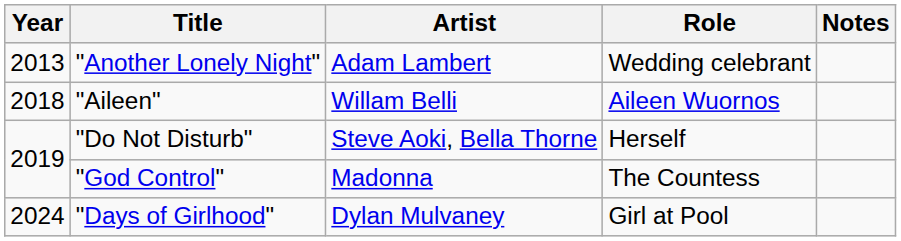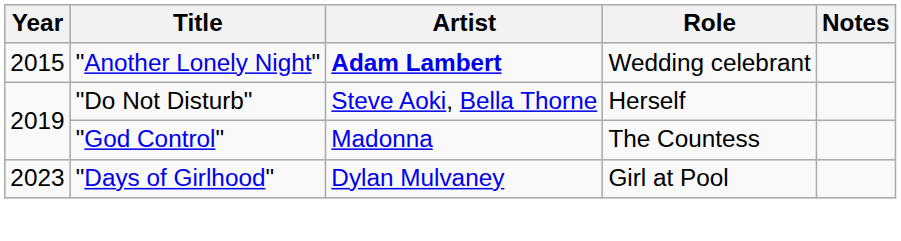(37, 62) 2013 -> (37, 62) 2015
(411, 62) normal -> (416, 62) bold
- row: (118, 100)
(37, 216) 2024 -> (37, 178) 2023
